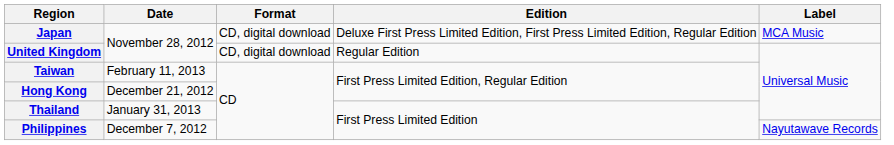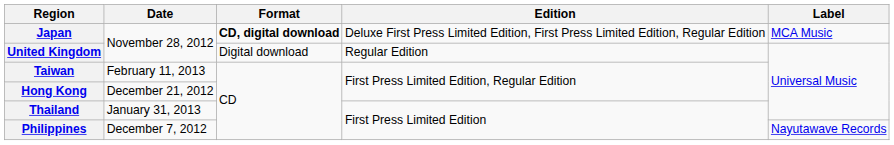(275, 33) normal -> (279, 33) bold
(275, 52) CD, digital download -> (264, 52) Digital download
